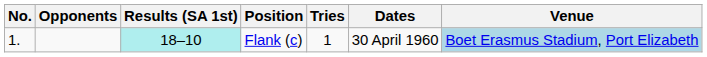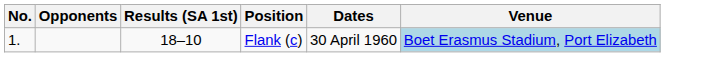- column: (327, 16)
(181, 39) paleturquoise background -> (181, 39) no background
